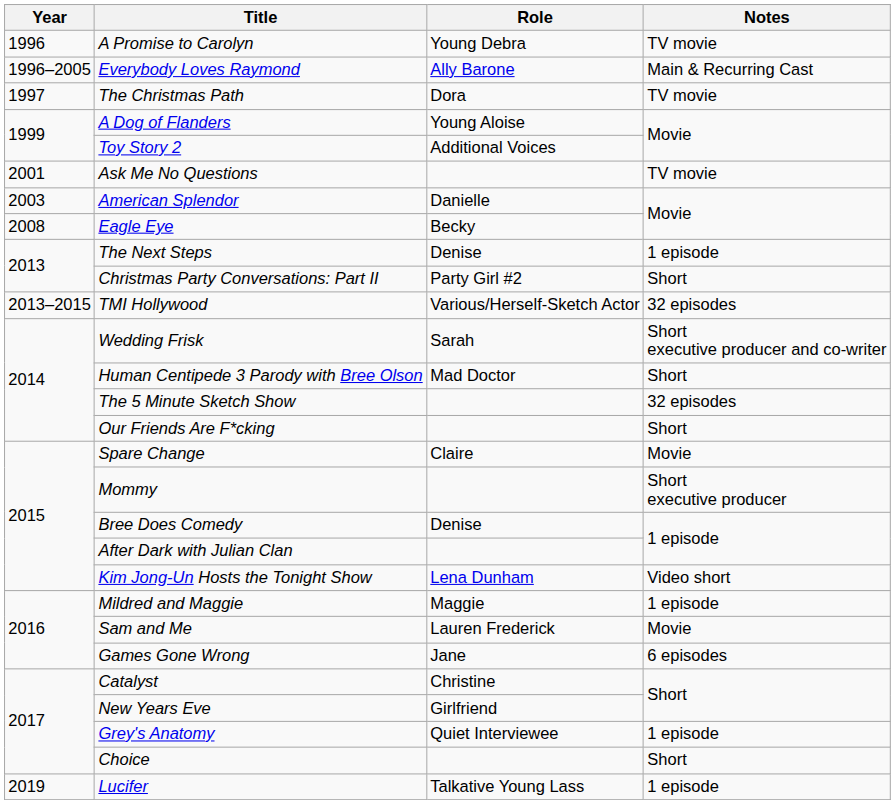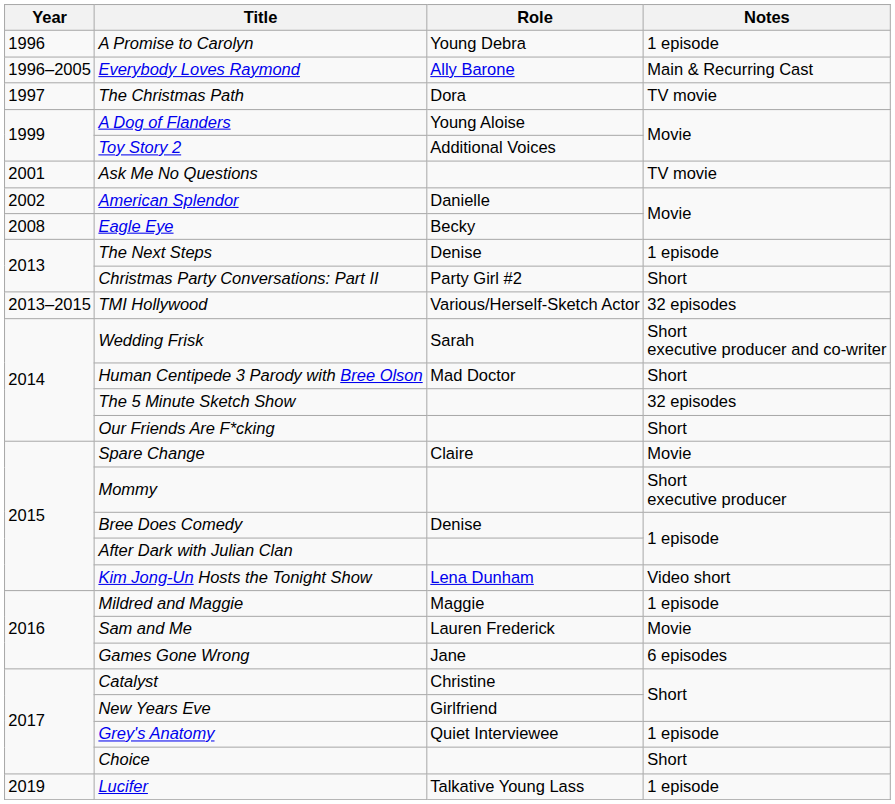(682, 43) TV movie -> (683, 43) 1 episode
(27, 200) 2003 -> (27, 200) 2002
